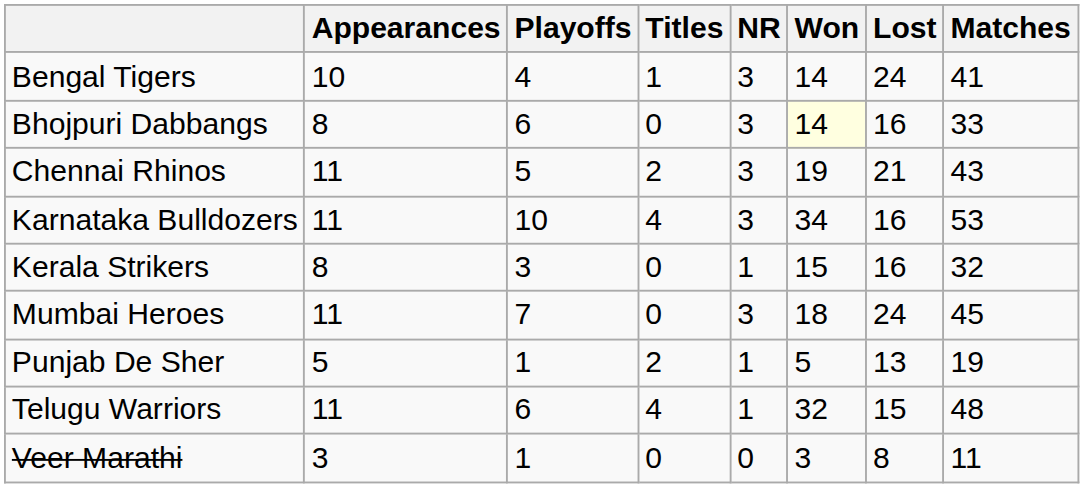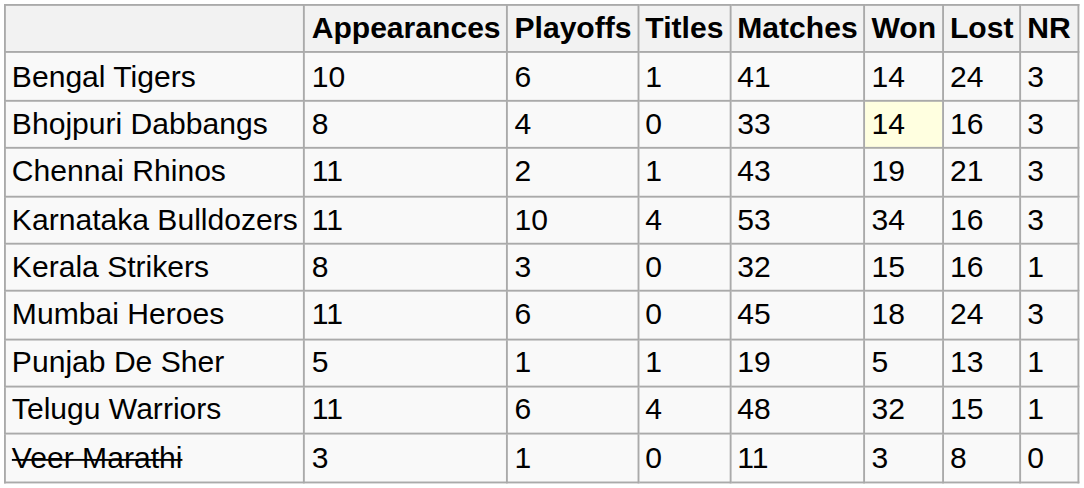columns swapped: (1011, 28) <-> (759, 28)
(523, 76) 4 -> (523, 76) 6
(523, 123) 6 -> (523, 123) 4
(523, 171) 5 -> (523, 171) 2
(654, 171) 2 -> (654, 171) 1
(523, 314) 7 -> (523, 314) 6
(654, 362) 2 -> (654, 362) 1
